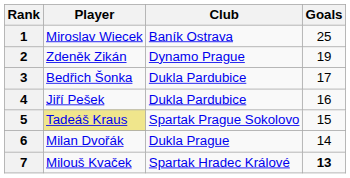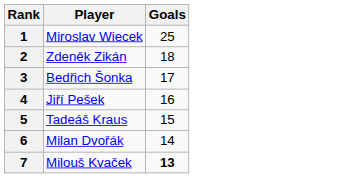- column: (224, 15)
(324, 57) 19 -> (167, 57) 18
(87, 120) khaki background -> (87, 120) no background
